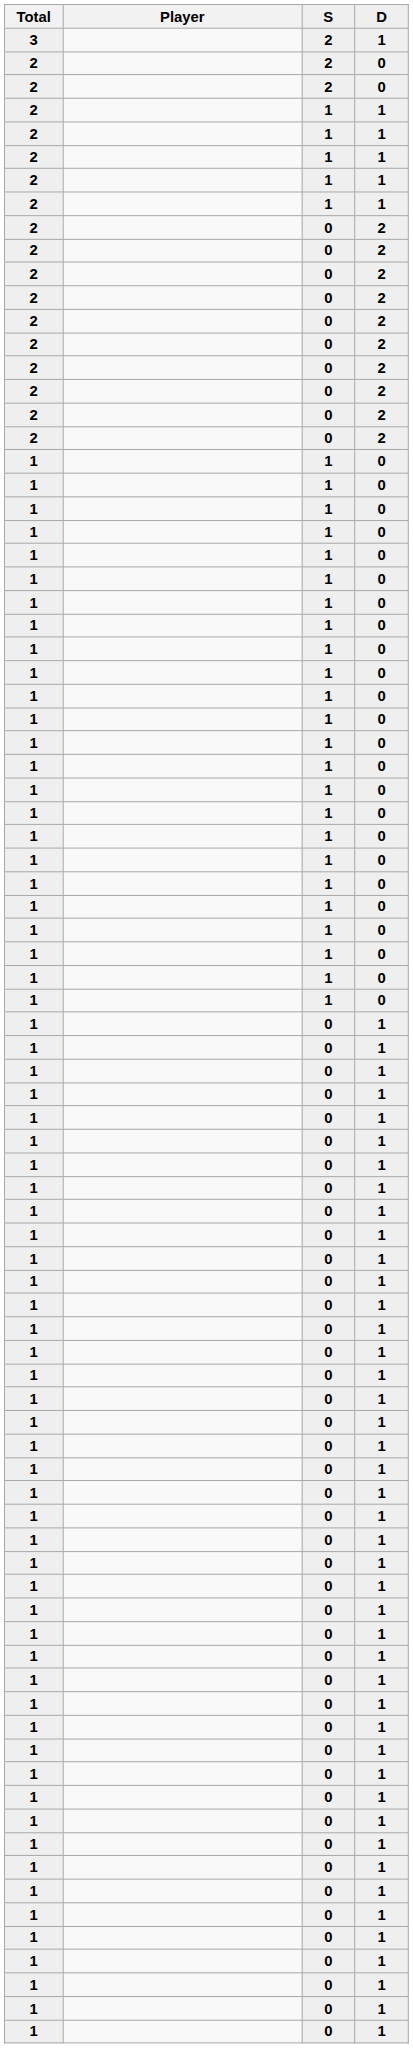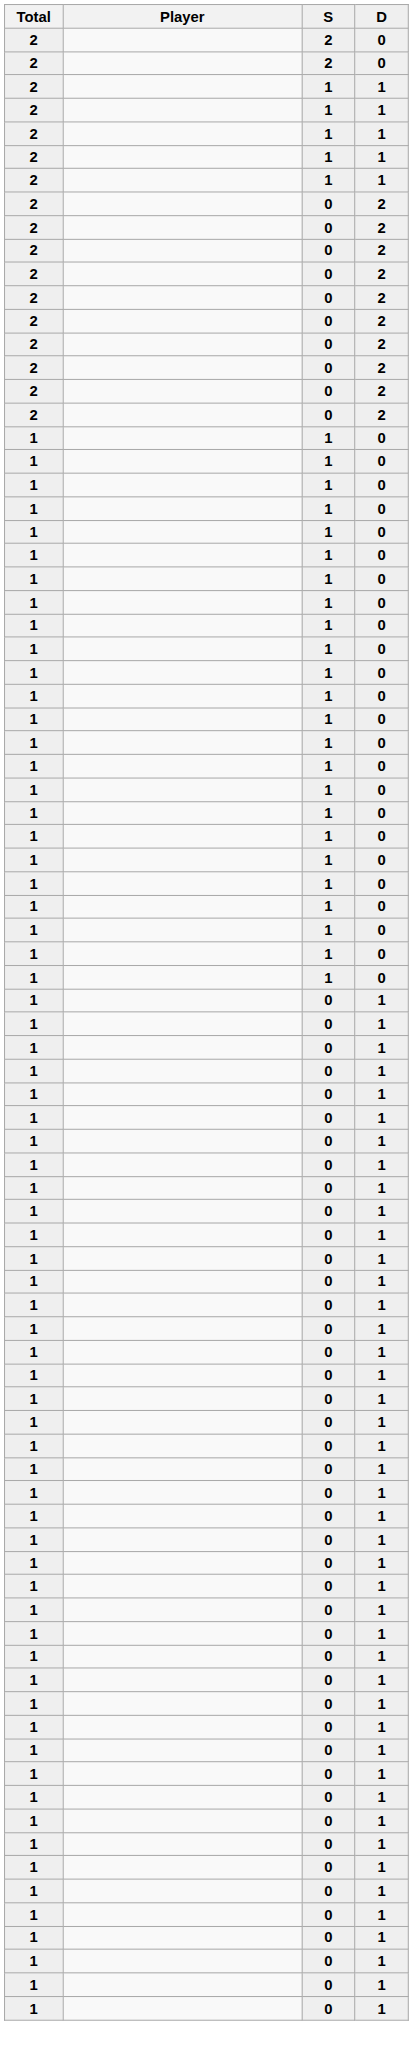- row: (34, 40)
